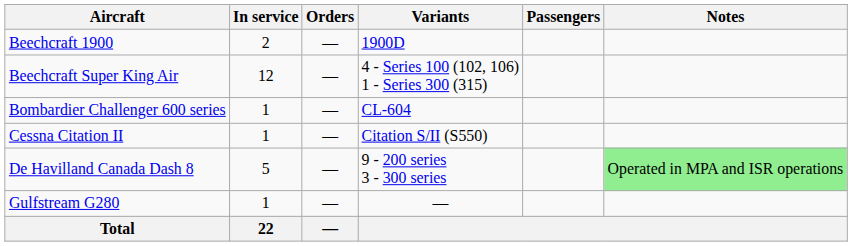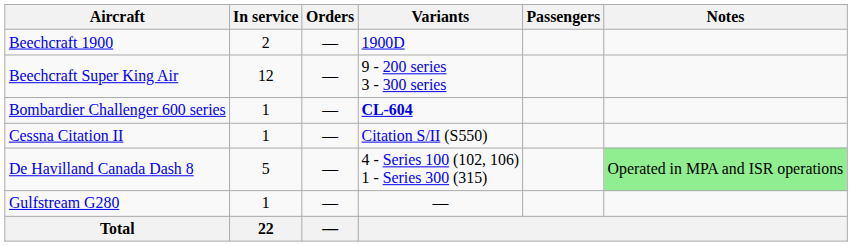(440, 76) 4 - Series 100 (102, 106) 1 - Series 300 (315) -> (404, 76) 9 - 200 series 3 - 300 series
(386, 110) normal -> (387, 110) bold
(404, 169) 9 - 200 series 3 - 300 series -> (440, 169) 4 - Series 100 (102, 106) 1 - Series 300 (315)
